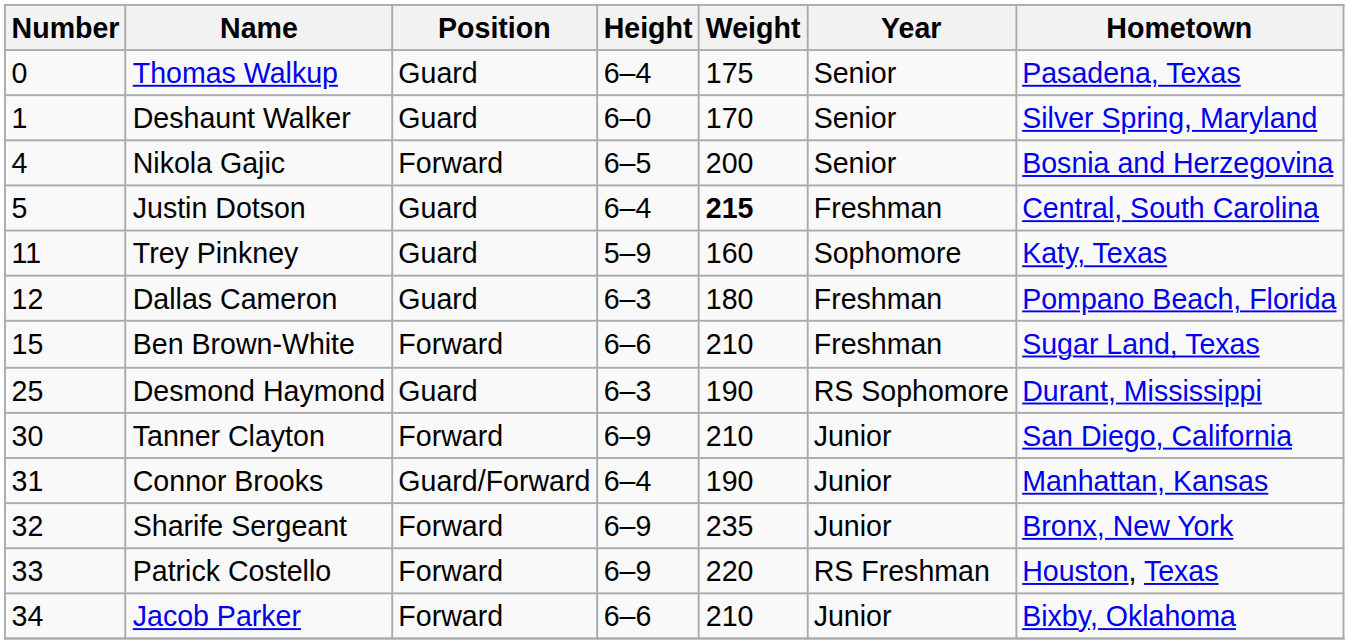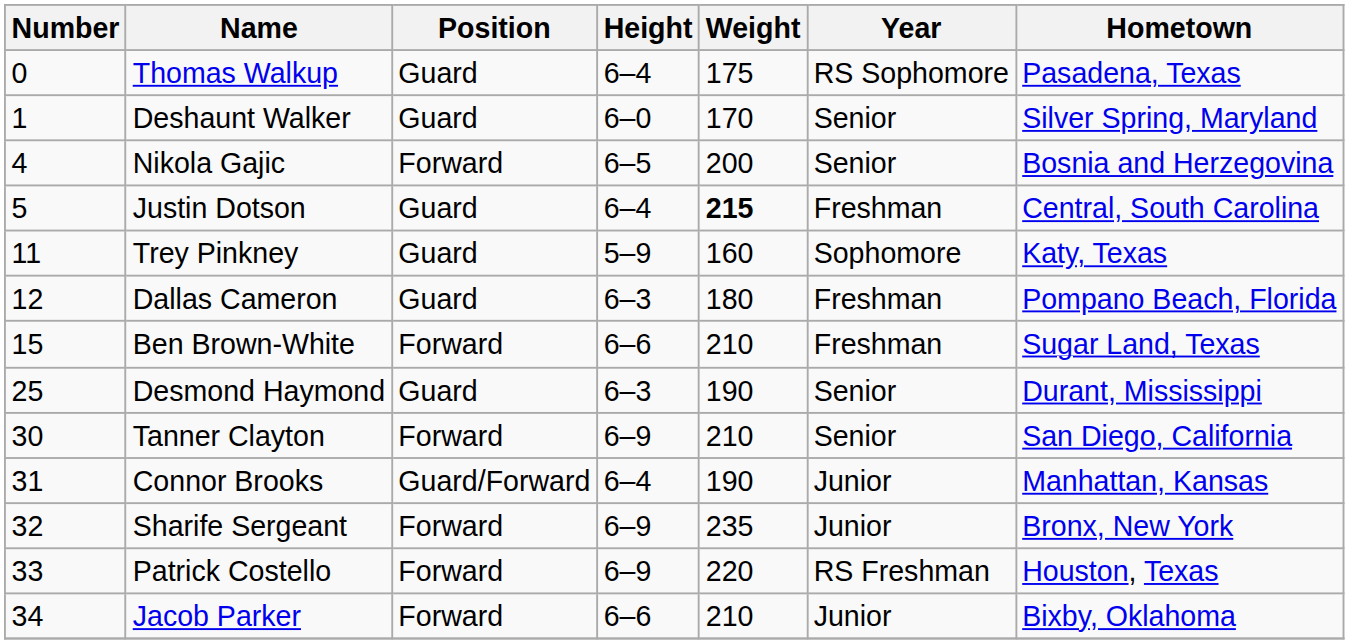(855, 73) Senior -> (911, 73) RS Sophomore
(911, 390) RS Sophomore -> (855, 390) Senior
(853, 435) Junior -> (855, 435) Senior
